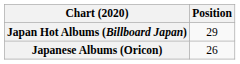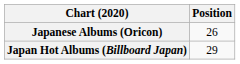rows swapped: (97, 50) <-> (97, 31)
